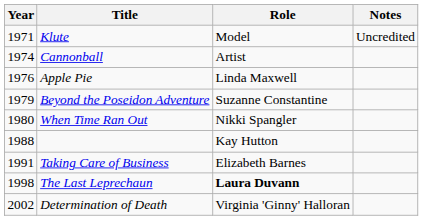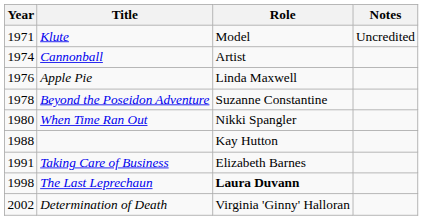(21, 99) 1979 -> (21, 99) 1978
